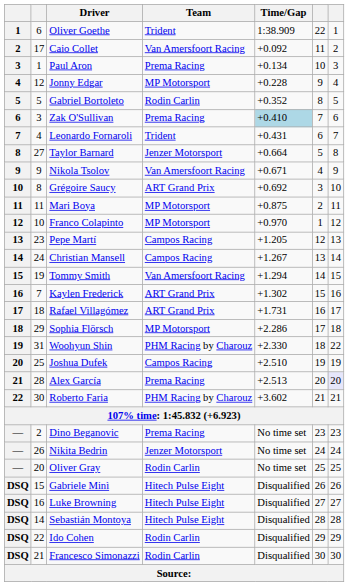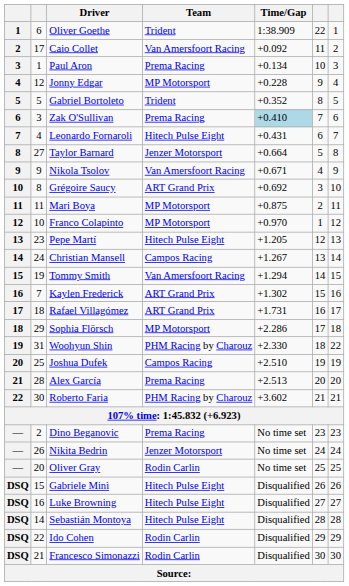(172, 100) Rodin Carlin -> (160, 100) Trident
(160, 135) Trident -> (185, 135) Hitech Pulse Eight
(178, 240) Campos Racing -> (185, 240) Hitech Pulse Eight
(336, 380) lavender background -> (336, 380) no background
